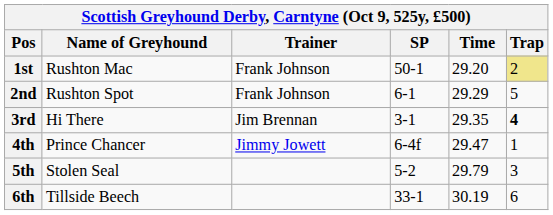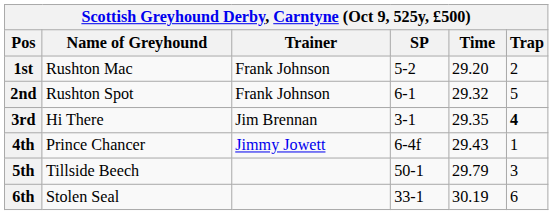(409, 68) 50-1 -> (405, 68) 5-2
(514, 68) khaki background -> (514, 68) no background
(470, 94) 29.29 -> (470, 94) 29.32
(470, 145) 29.47 -> (470, 145) 29.43
(83, 171) Stolen Seal -> (93, 171) Tillside Beech
(405, 171) 5-2 -> (409, 171) 50-1
(93, 196) Tillside Beech -> (83, 196) Stolen Seal
